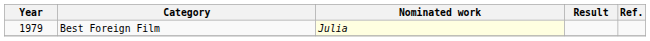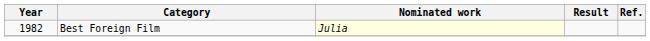(31, 28) 1979 -> (31, 28) 1982
